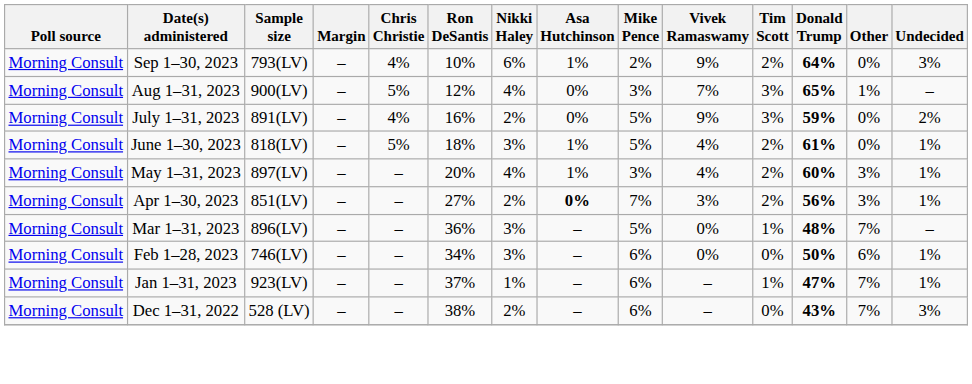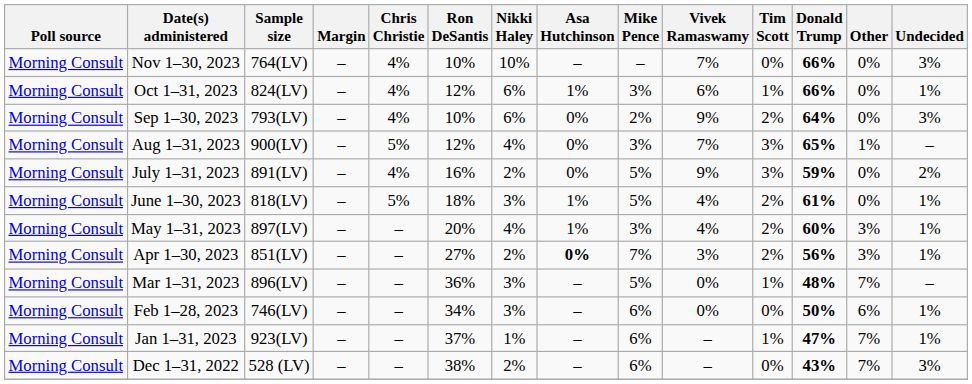+ row: (186, 62)
+ row: (186, 90)
(577, 62) 1% -> (577, 118) 0%
